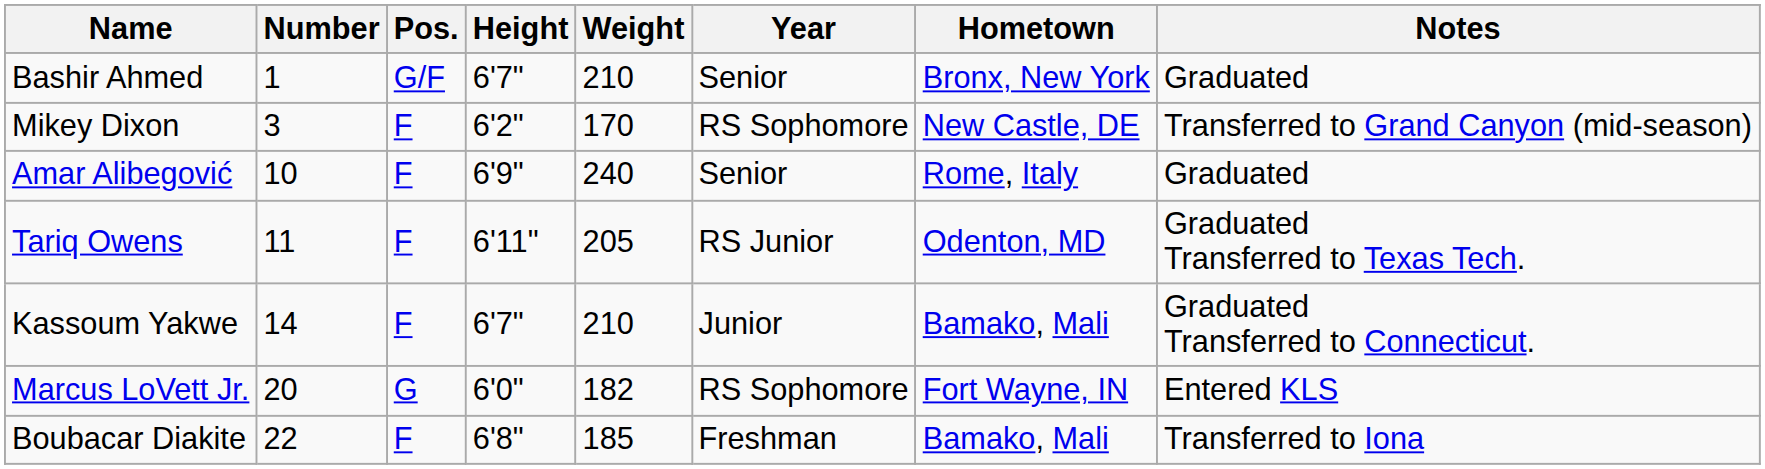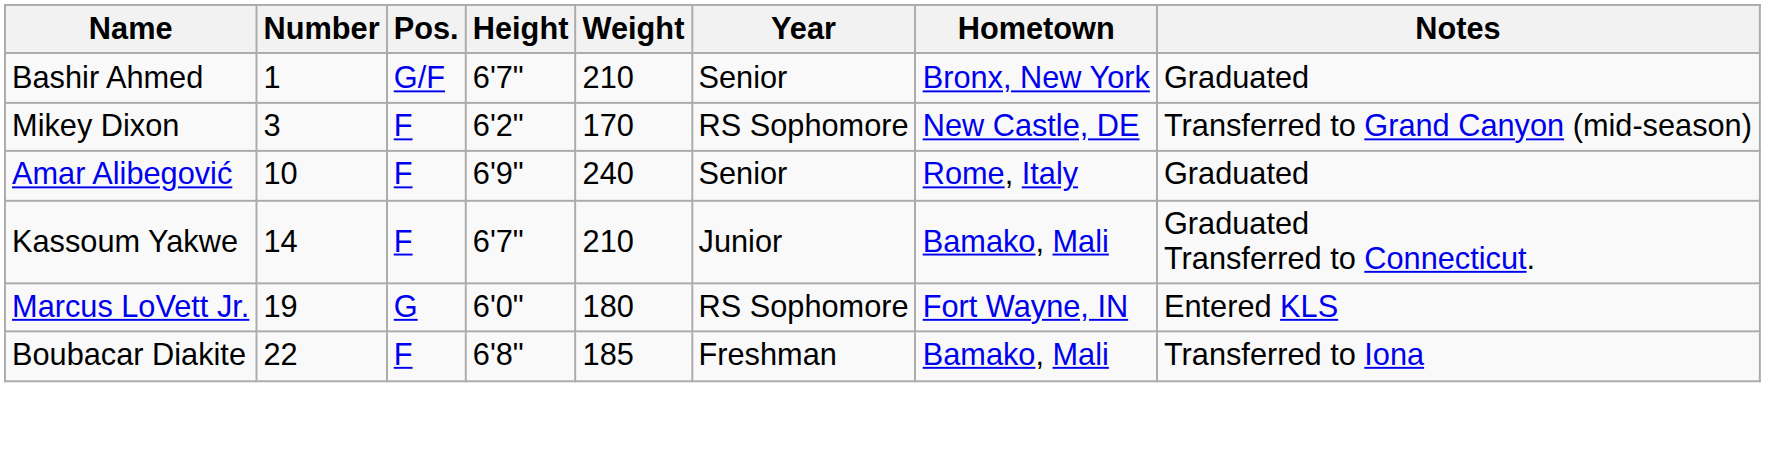- row: (97, 241)
(281, 390) 20 -> (281, 307) 19
(608, 390) 182 -> (608, 307) 180
